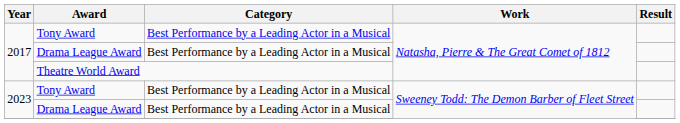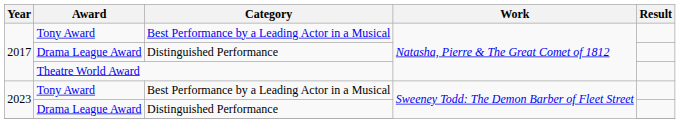(269, 52) Best Performance by a Leading Actor in a Musical -> (213, 52) Distinguished Performance
(269, 109) Best Performance by a Leading Actor in a Musical -> (213, 109) Distinguished Performance
